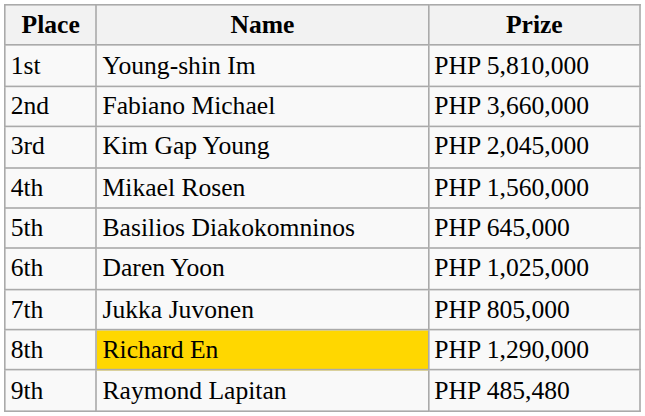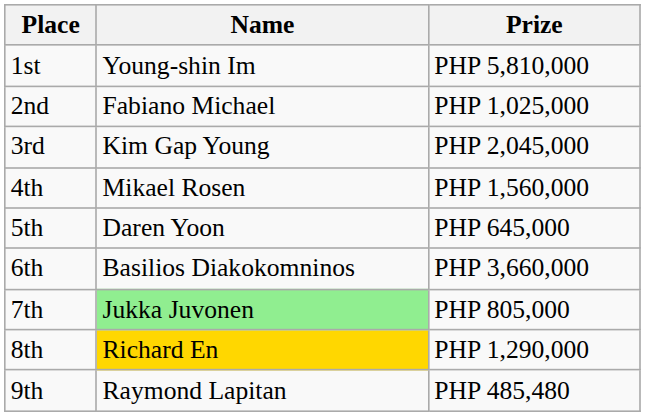(512, 106) PHP 3,660,000 -> (512, 106) PHP 1,025,000
(229, 227) Basilios Diakokomninos -> (164, 227) Daren Yoon
(164, 268) Daren Yoon -> (229, 268) Basilios Diakokomninos
(512, 268) PHP 1,025,000 -> (512, 268) PHP 3,660,000
(178, 308) no background -> (178, 308) lightgreen background
